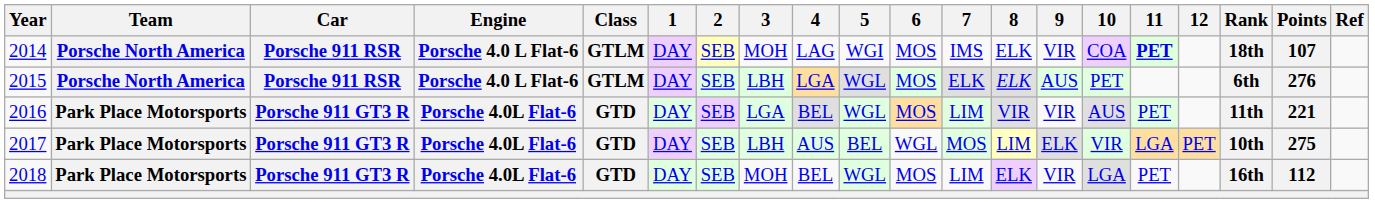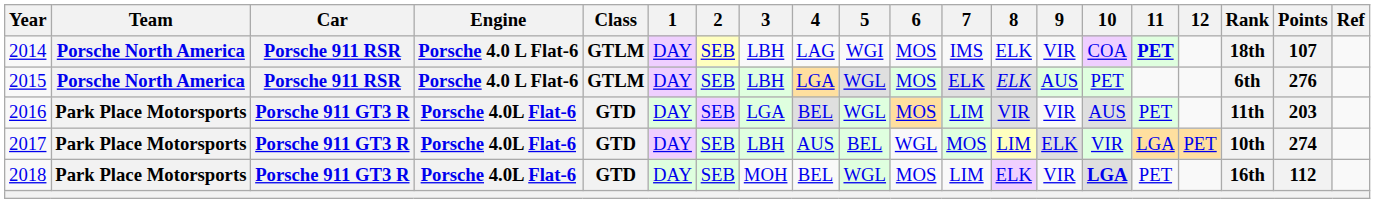(766, 51) MOH -> (766, 51) LBH
(1302, 112) 221 -> (1303, 112) 203
(1302, 143) 275 -> (1303, 143) 274
(1107, 174) normal -> (1107, 174) bold
